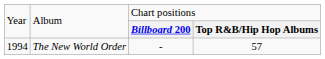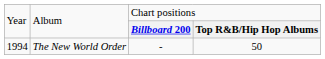(257, 46) 57 -> (257, 46) 50
